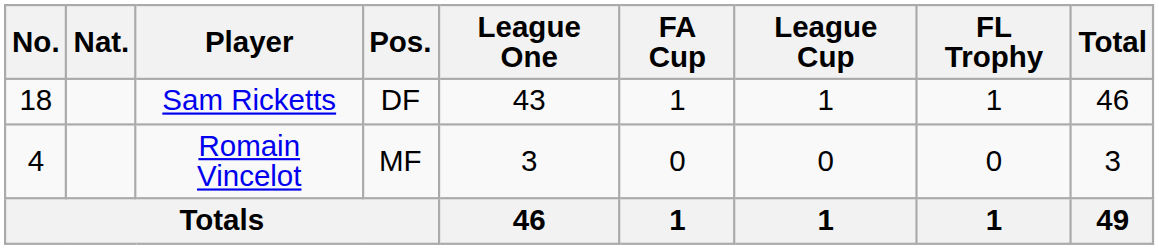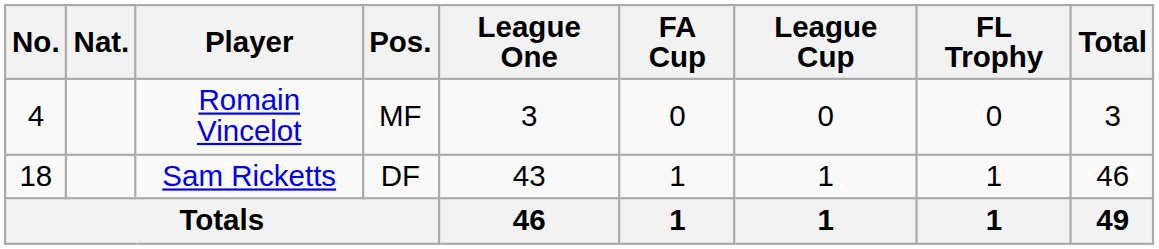rows swapped: (249, 100) <-> (249, 160)
